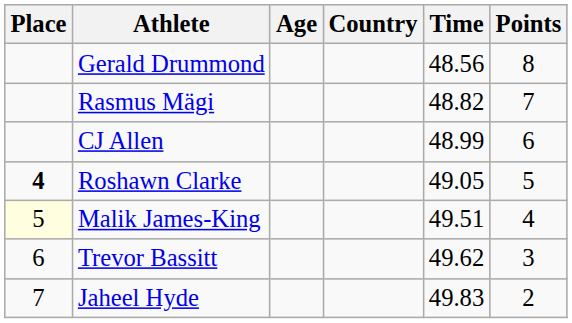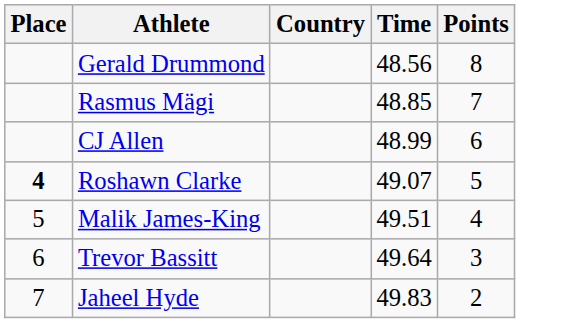- column: (297, 24)
(457, 102) 48.82 -> (404, 102) 48.85
(457, 180) 49.05 -> (404, 180) 49.07
(38, 219) lightyellow background -> (38, 219) no background
(457, 258) 49.62 -> (404, 258) 49.64
